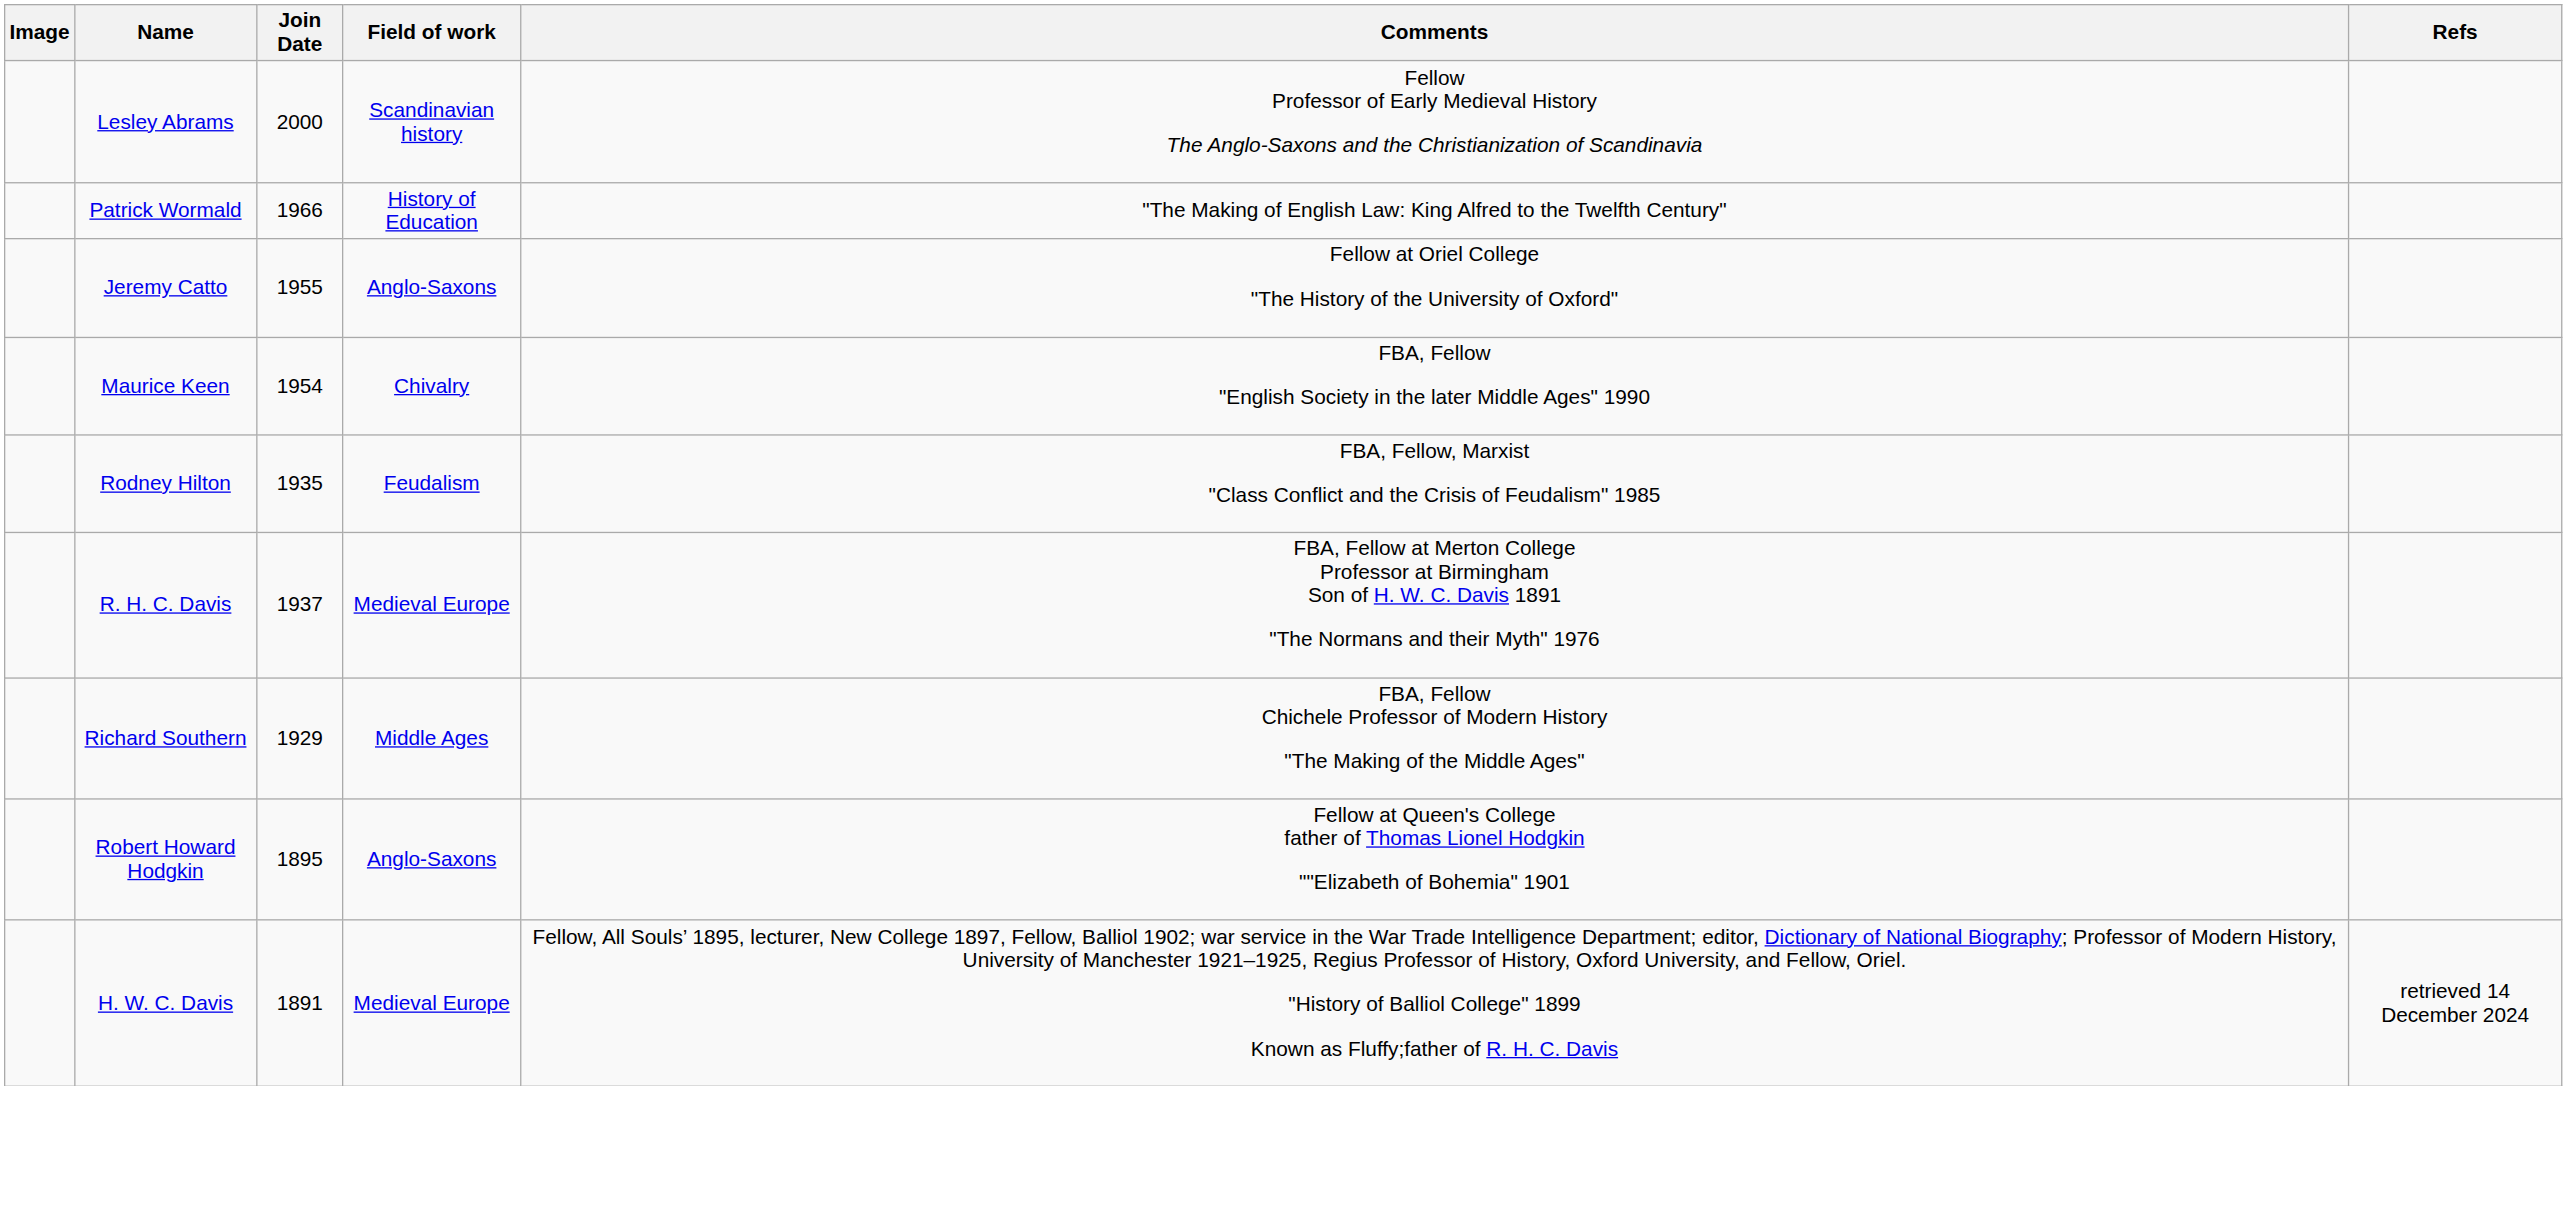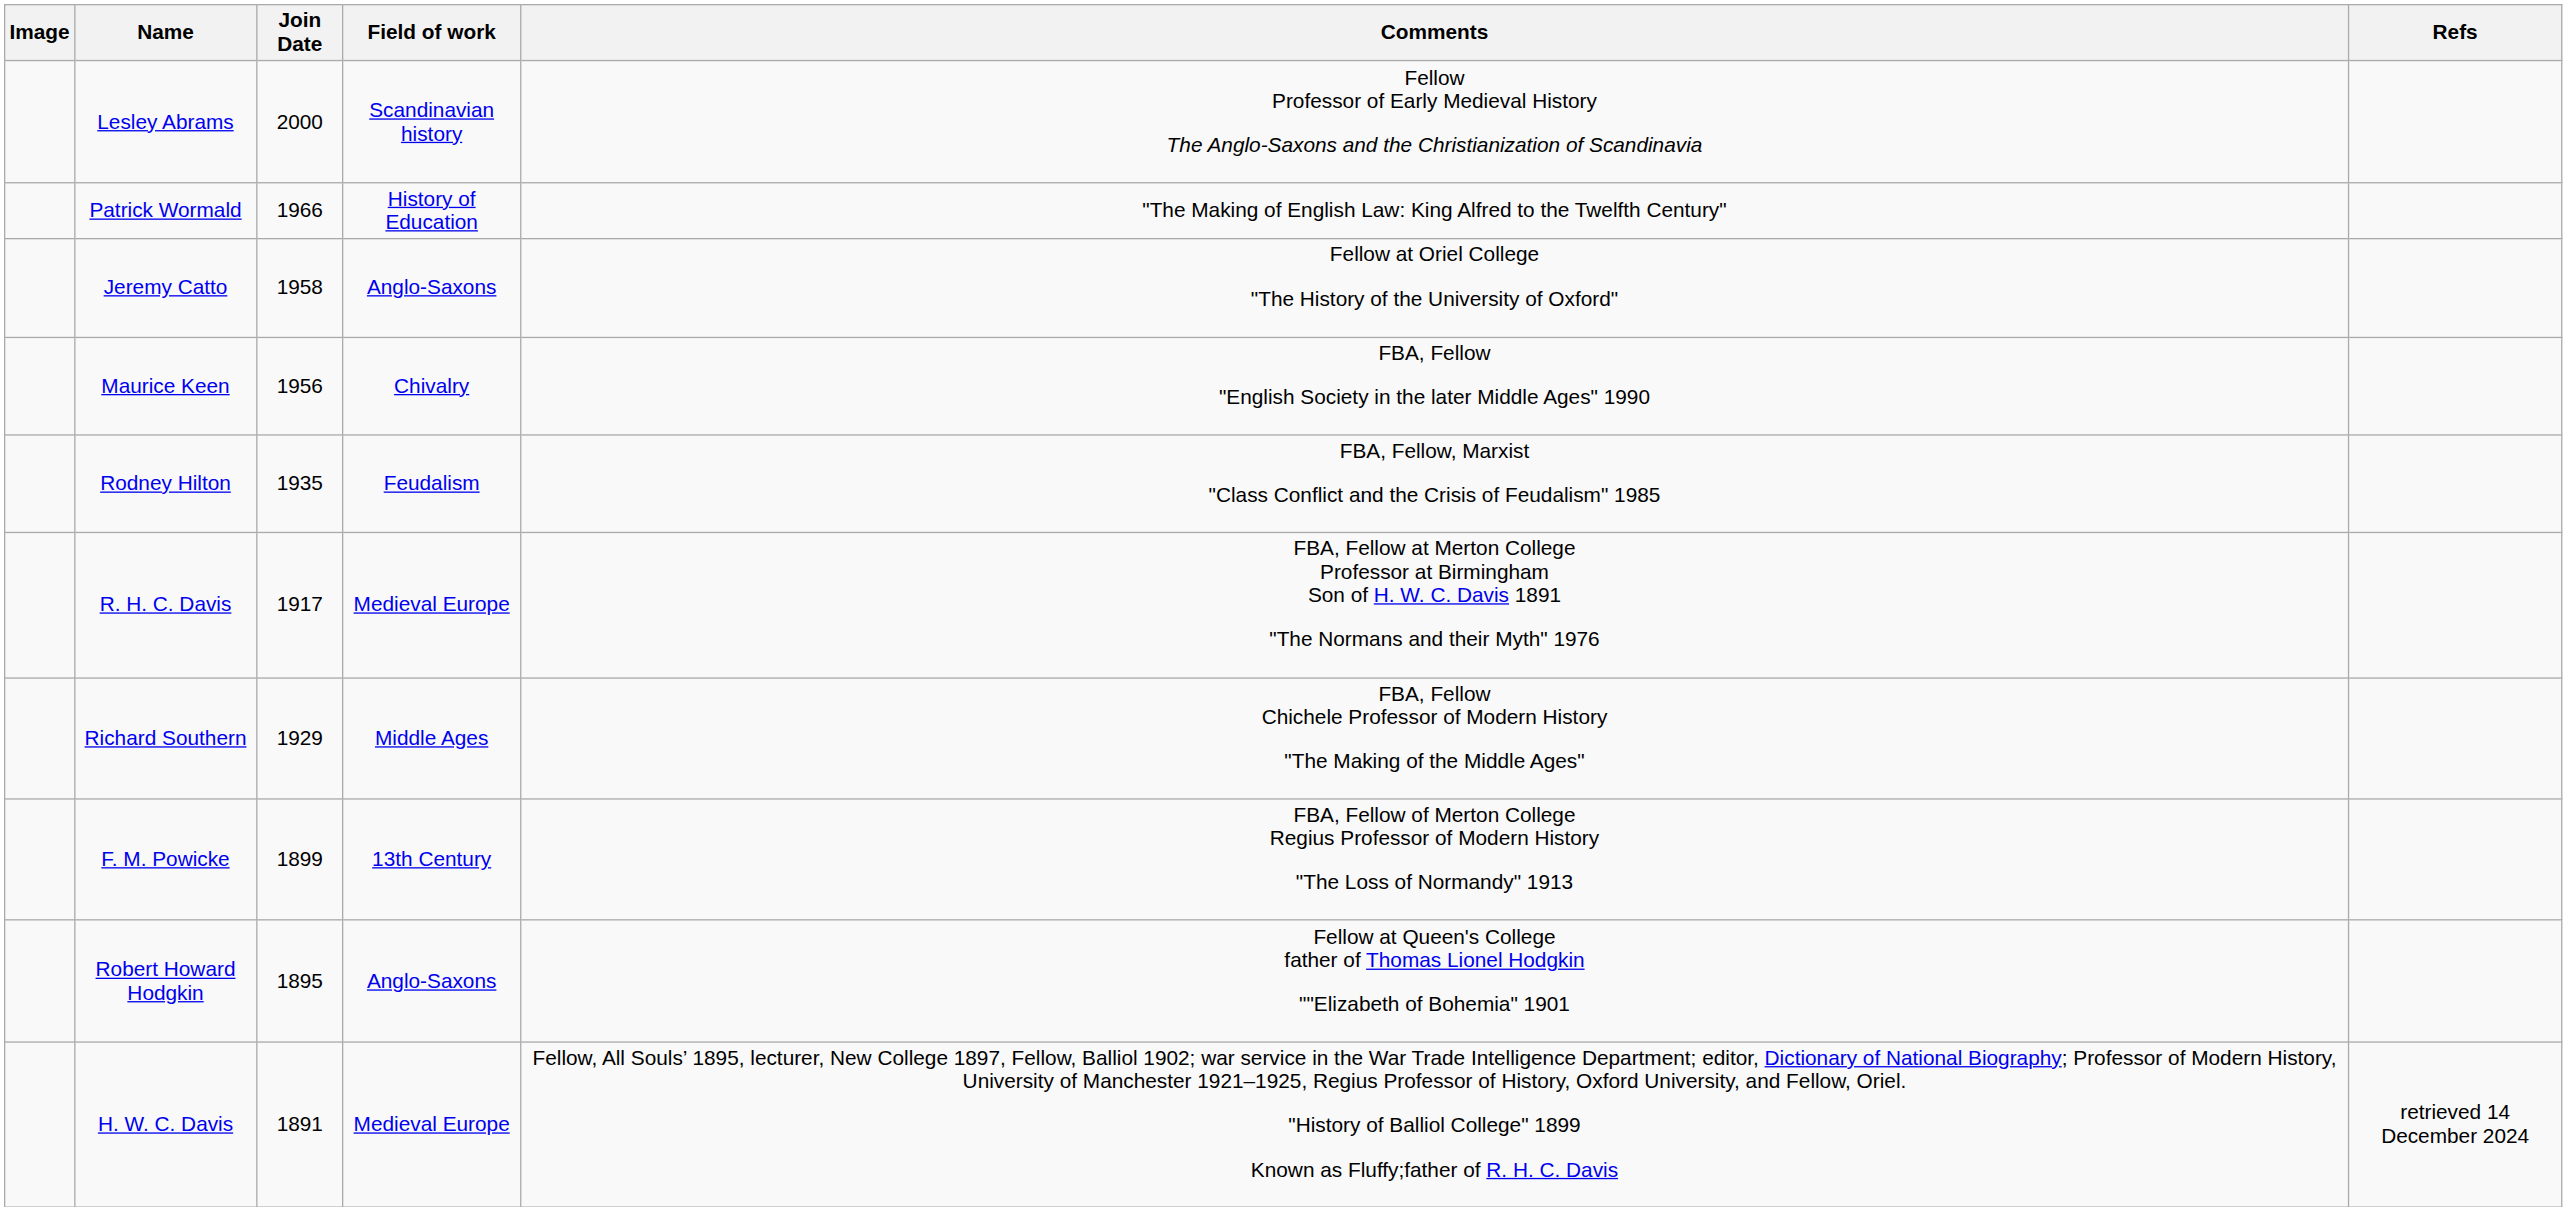(300, 287) 1955 -> (300, 287) 1958
(300, 385) 1954 -> (300, 385) 1956
(300, 605) 1937 -> (300, 605) 1917
+ row: (166, 859)
